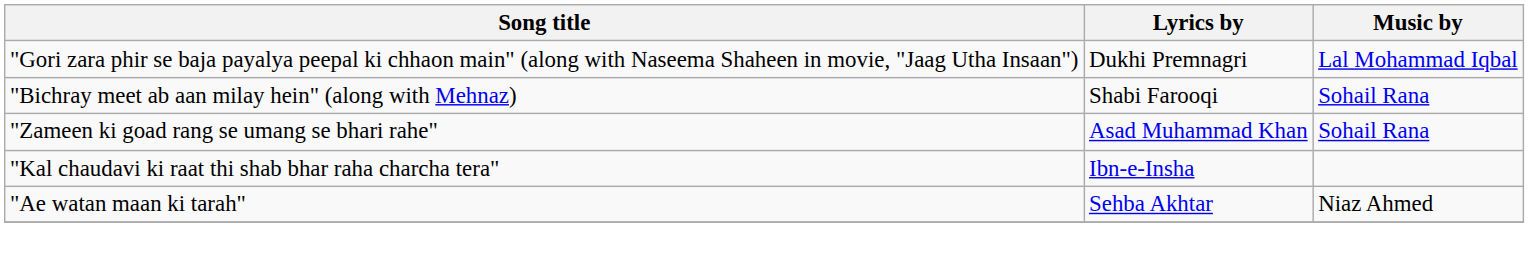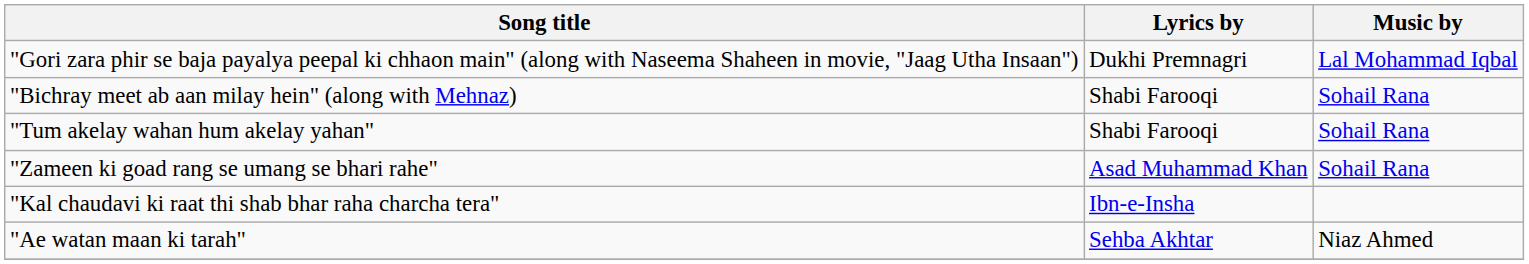+ row: (192, 131)
